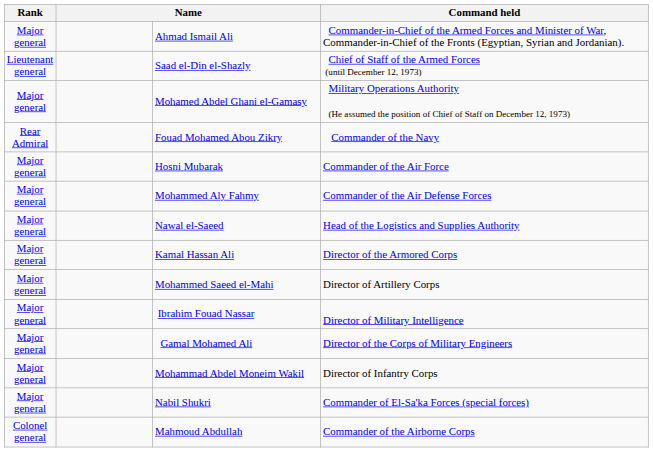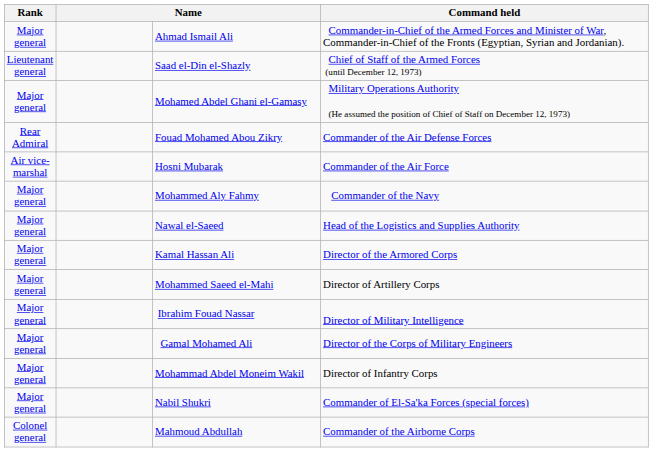(381, 137) Commander of the Navy -> (407, 137) Commander of the Air Defense Forces
(30, 166) Major general -> (30, 167) Air vice-marshal
(407, 196) Commander of the Air Defense Forces -> (381, 196) Commander of the Navy
